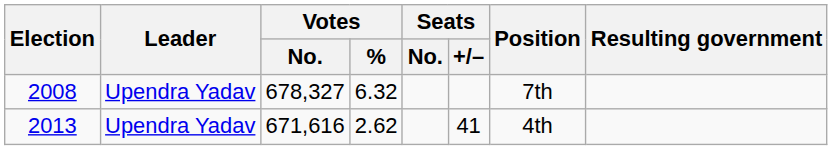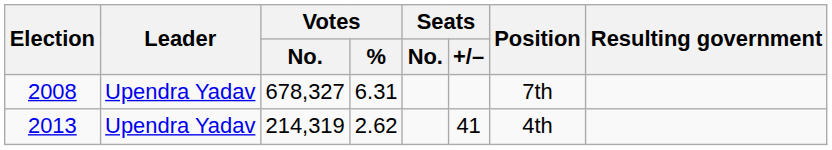(376, 91) 6.32 -> (376, 91) 6.31
(305, 126) 671,616 -> (305, 126) 214,319
